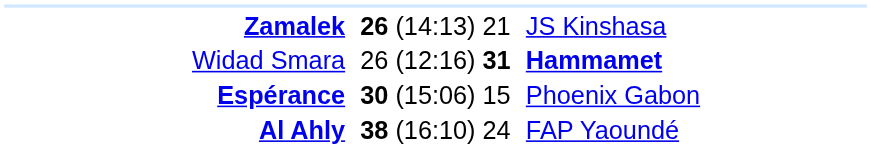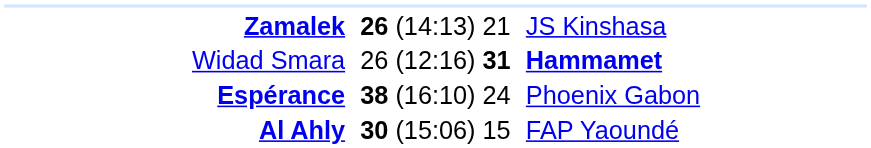(435, 95) 30 (15:06) 15 -> (435, 95) 38 (16:10) 24
(435, 130) 38 (16:10) 24 -> (435, 130) 30 (15:06) 15
